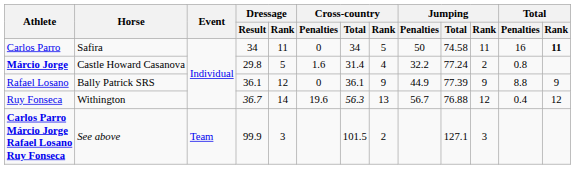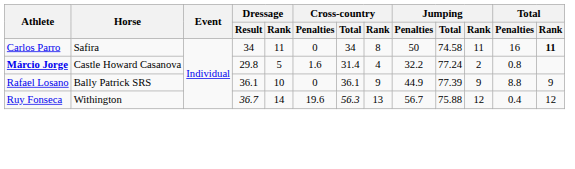(384, 47) 5 -> (378, 47) 8
(283, 83) 12 -> (279, 83) 10
(456, 100) 76.88 -> (450, 100) 75.88
- row: (40, 137)
